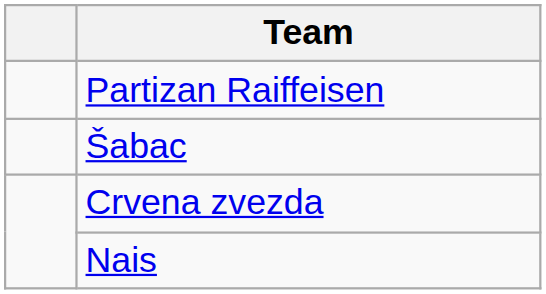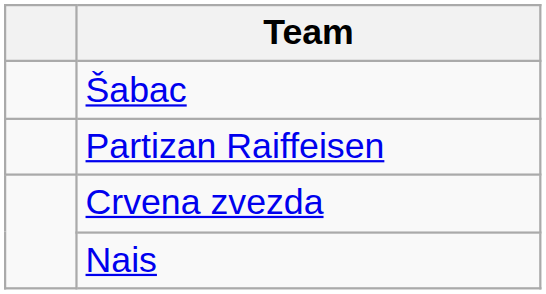rows swapped: (235, 89) <-> (136, 145)
